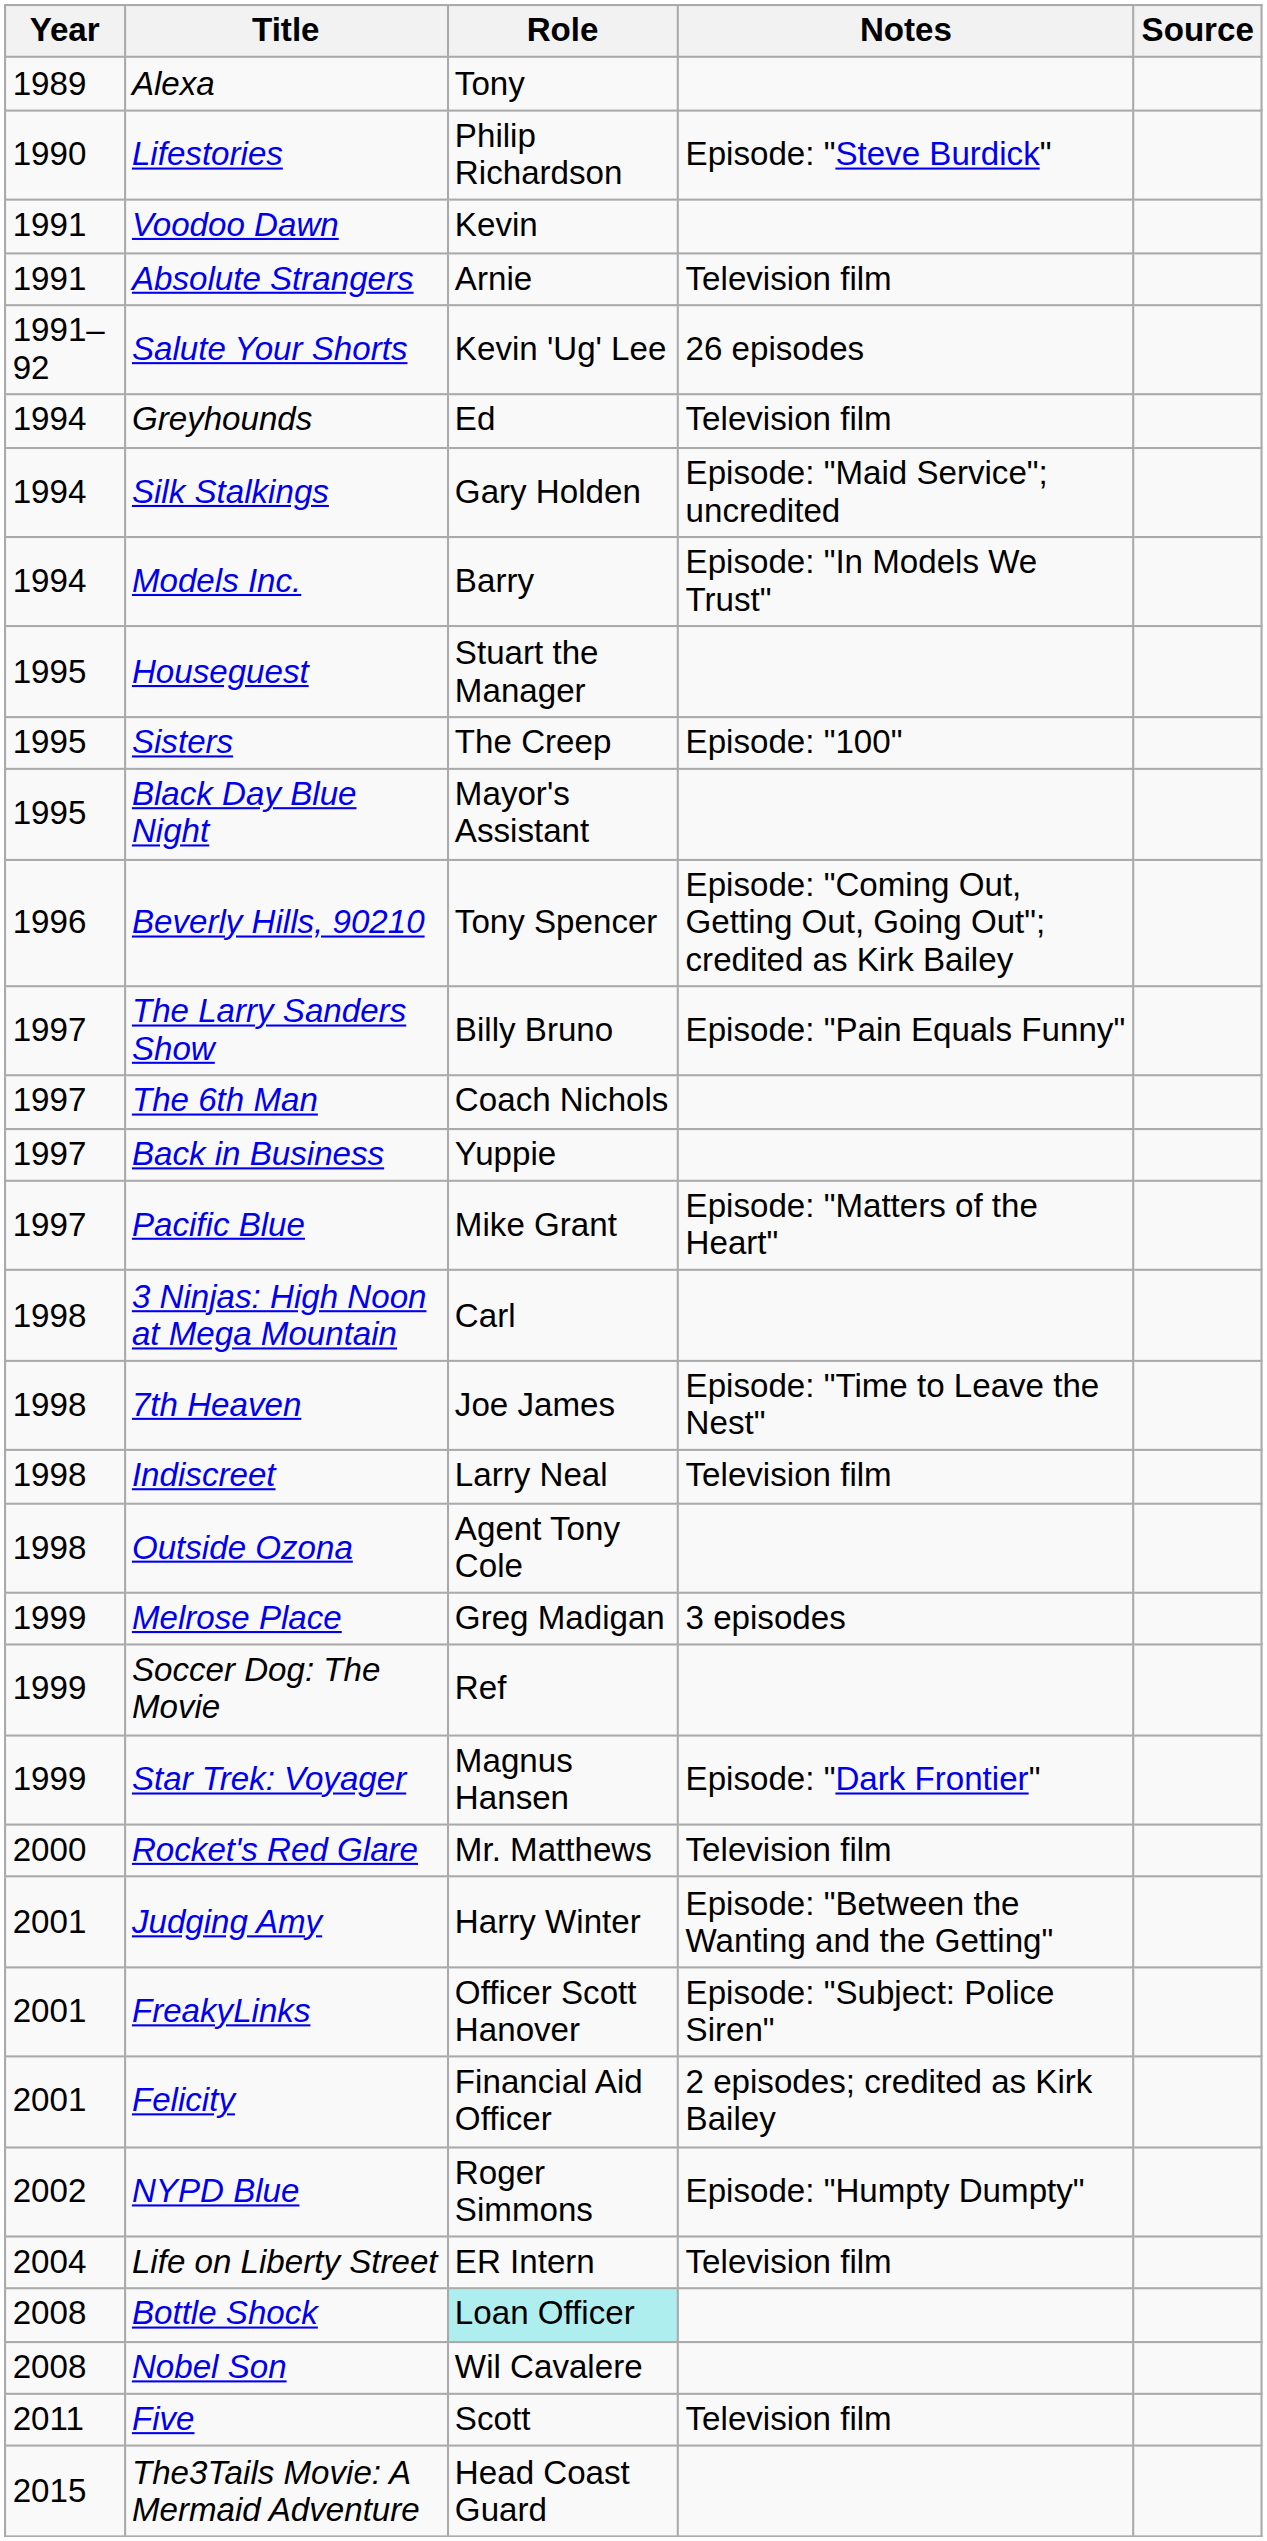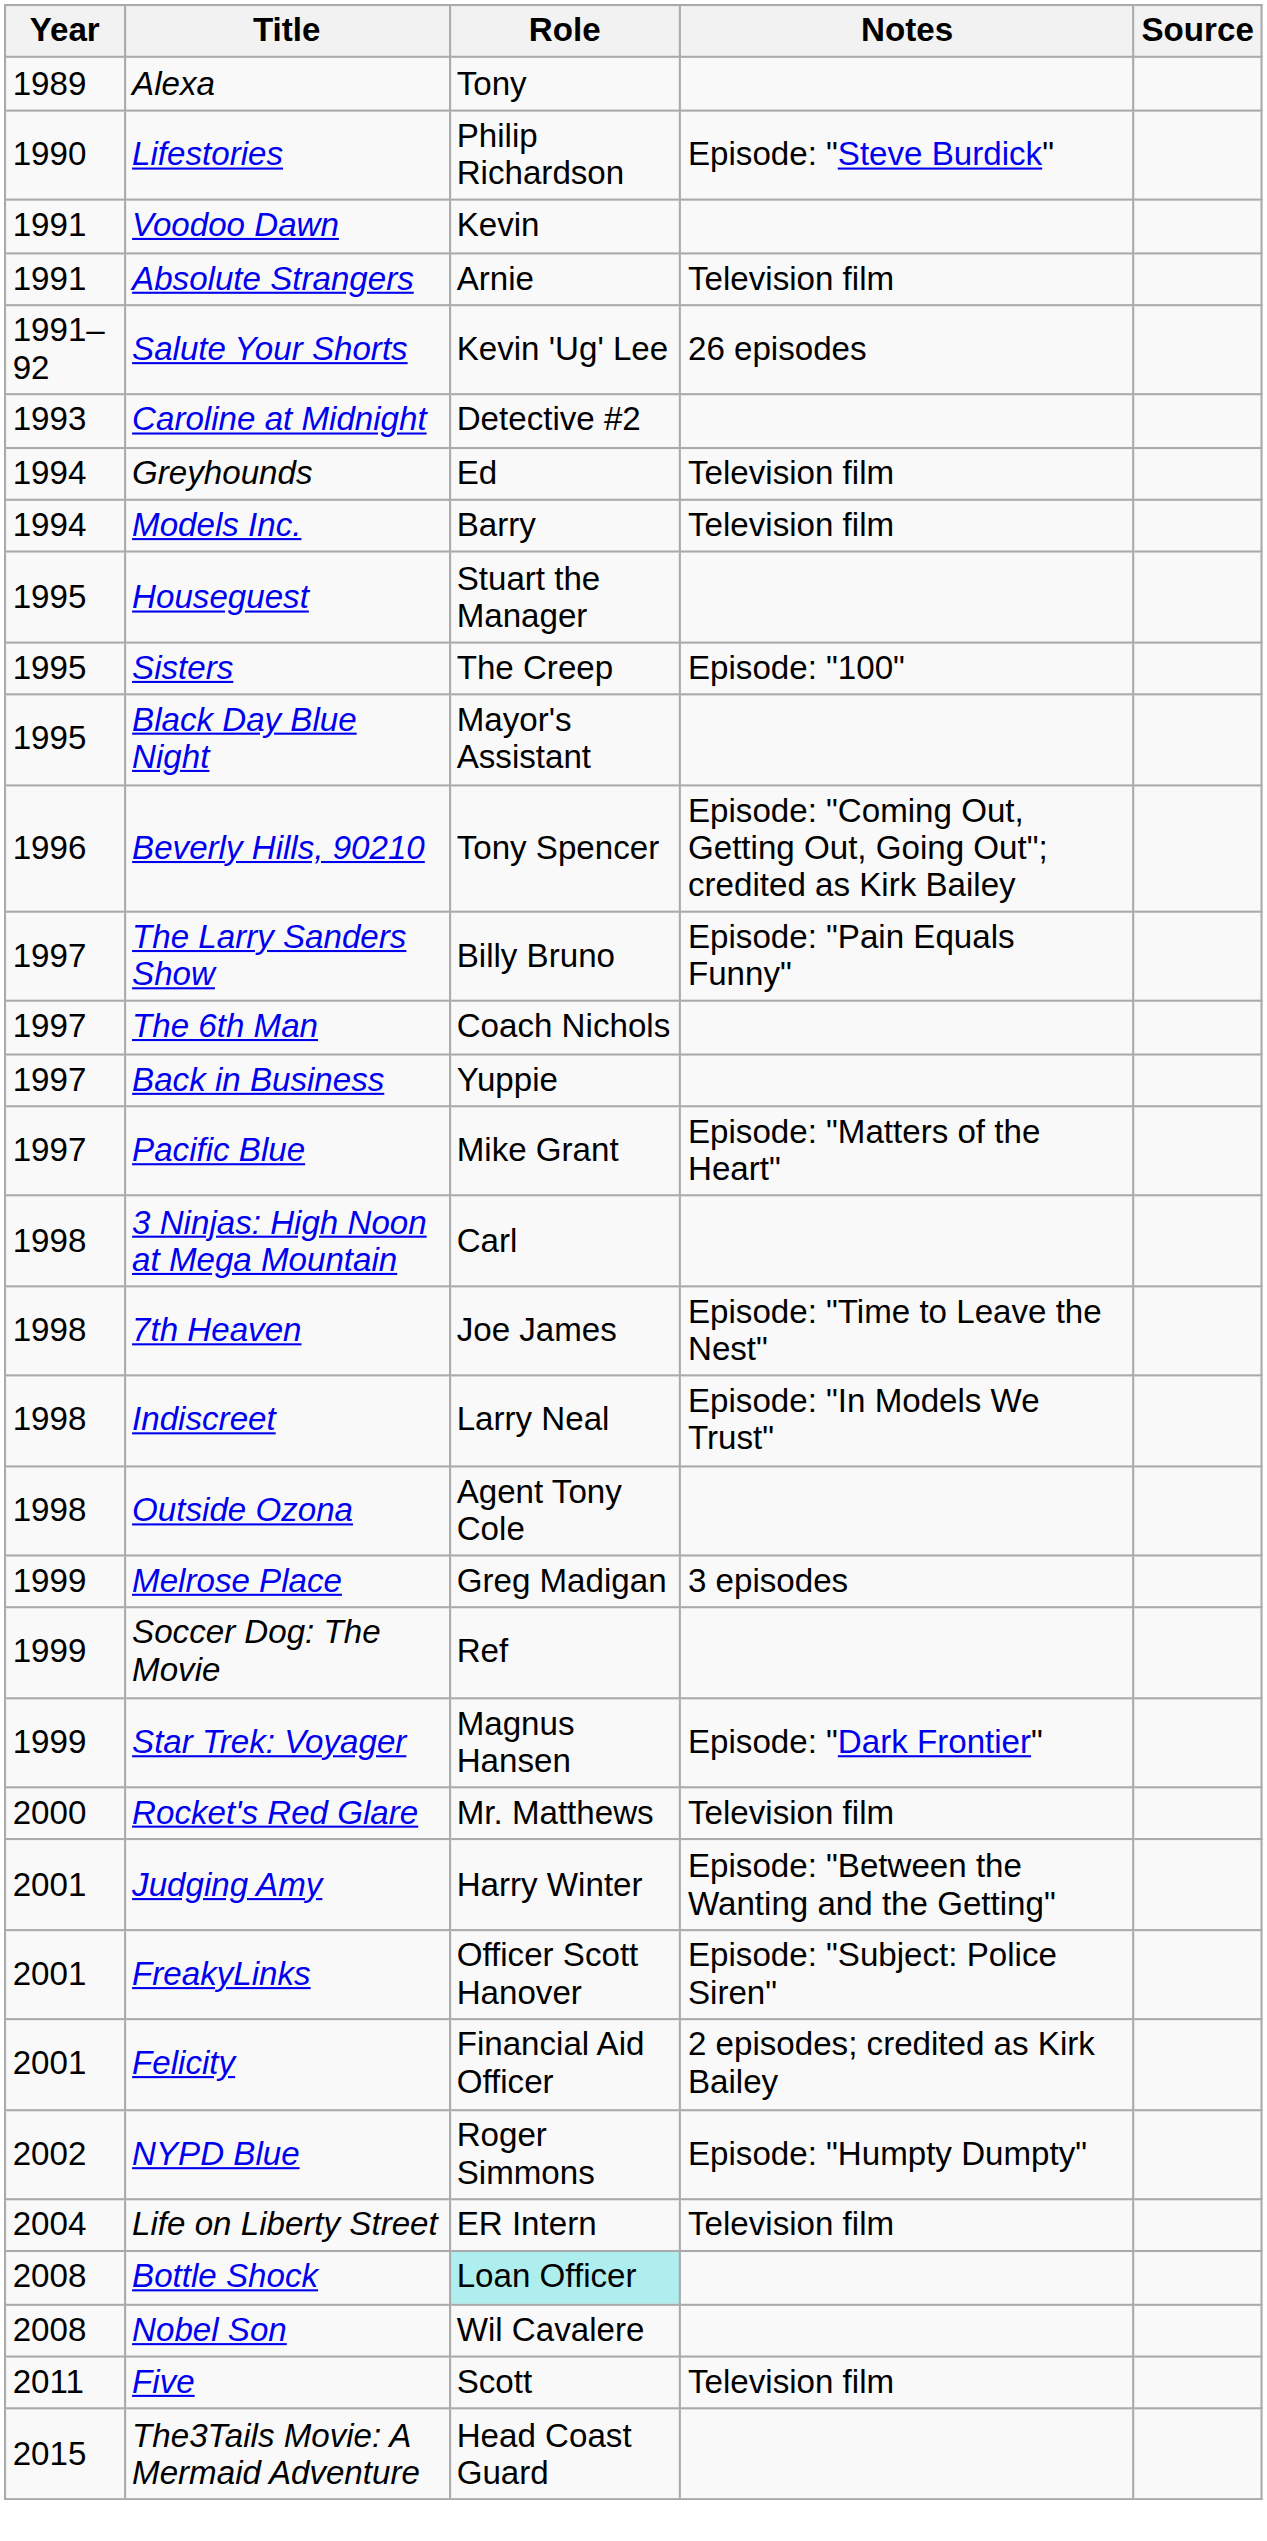+ row: (279, 420)
- row: (230, 491)
(861, 581) Episode: "In Models We Trust" -> (791, 525) Television film
(789, 1475) Television film -> (864, 1419) Episode: "In Models We Trust"
